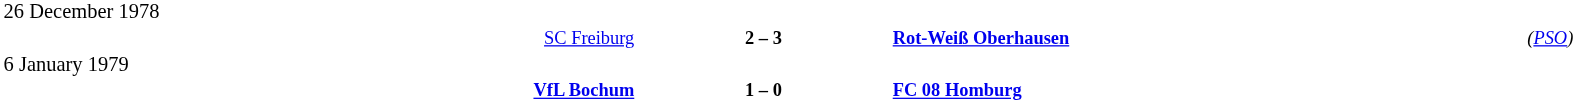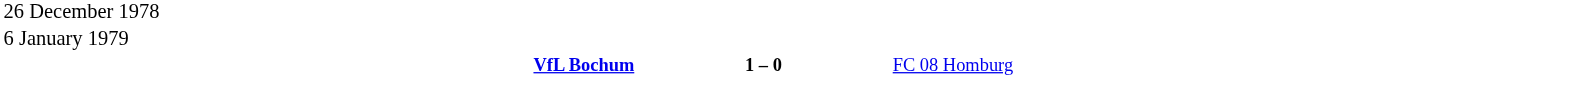- row: (589, 38)
(957, 90) bold -> (953, 64) normal
